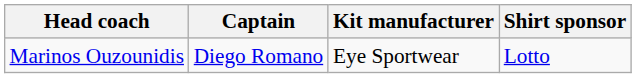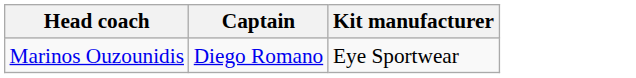- column: (565, 21)
